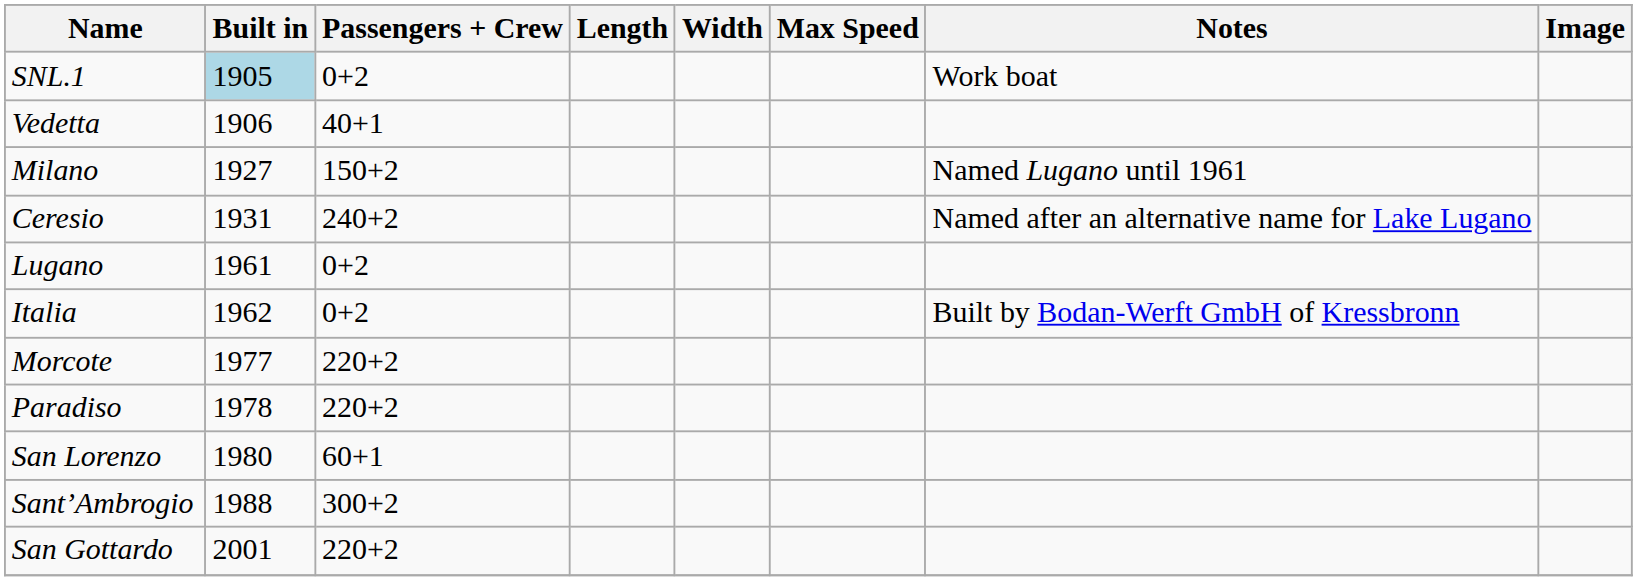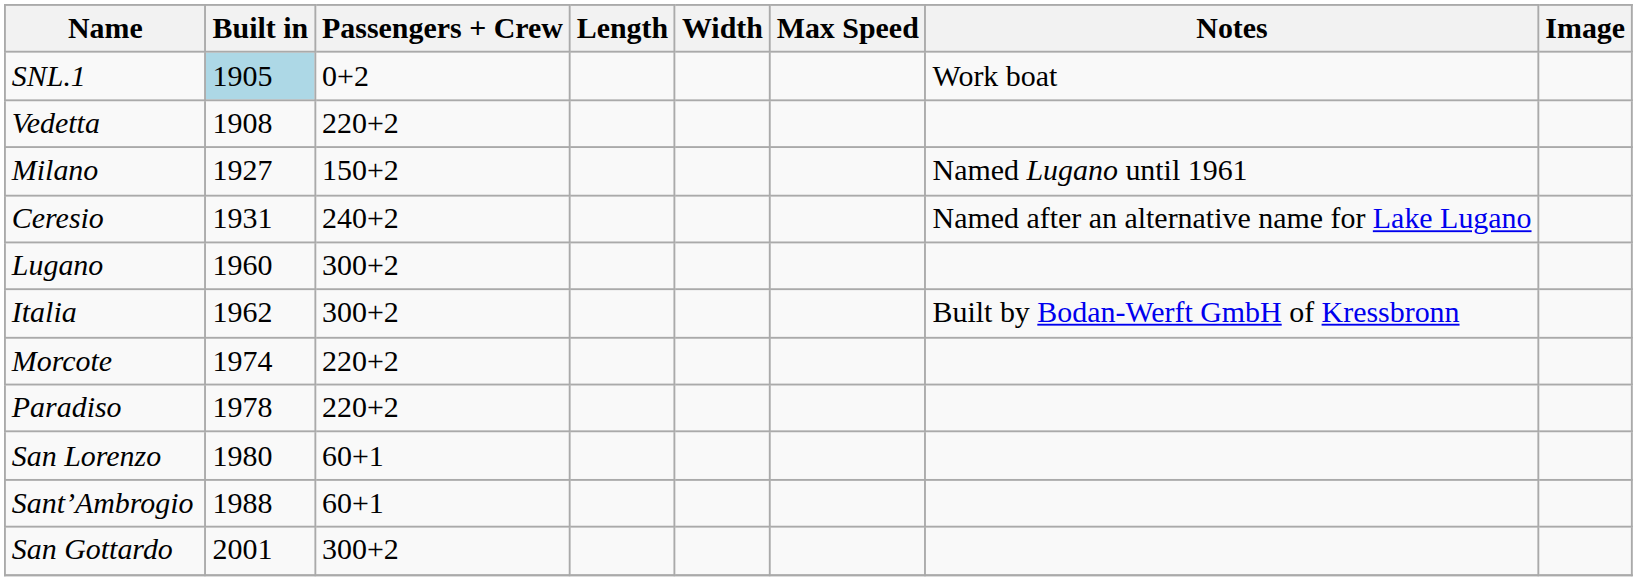(243, 123) 1906 -> (243, 123) 1908
(353, 123) 40+1 -> (360, 123) 220+2
(243, 265) 1961 -> (243, 265) 1960
(345, 265) 0+2 -> (360, 265) 300+2
(345, 312) 0+2 -> (360, 312) 300+2
(243, 360) 1977 -> (243, 360) 1974
(360, 502) 300+2 -> (353, 502) 60+1
(360, 550) 220+2 -> (360, 550) 300+2
